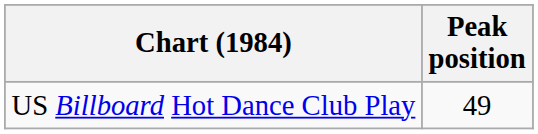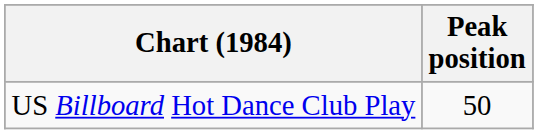(477, 104) 49 -> (477, 104) 50
